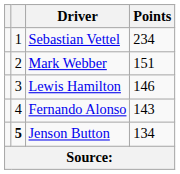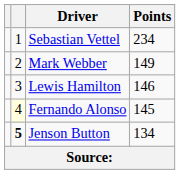(144, 62) 151 -> (144, 62) 149
(18, 110) no background -> (18, 110) lightyellow background
(144, 110) 143 -> (144, 110) 145
